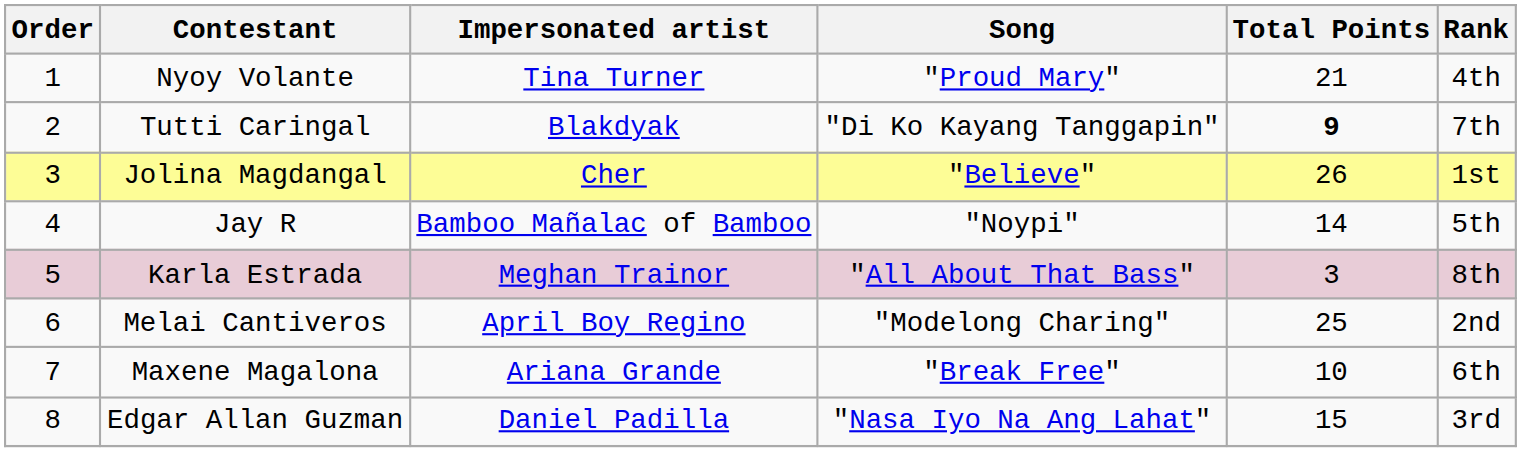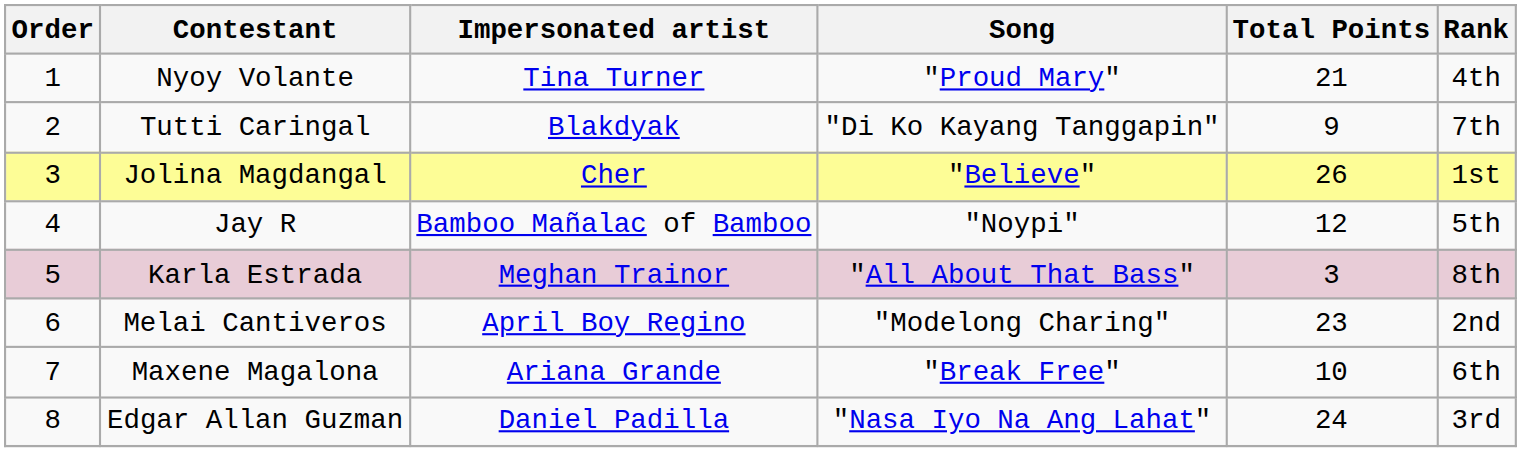(1331, 127) bold -> (1331, 127) normal
(1331, 225) 14 -> (1331, 225) 12
(1331, 323) 25 -> (1331, 323) 23
(1331, 421) 15 -> (1331, 421) 24
